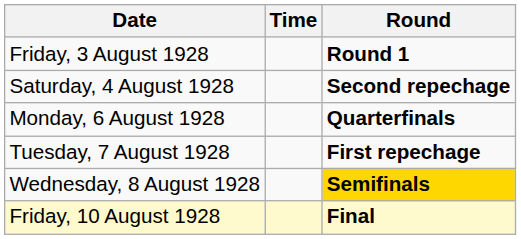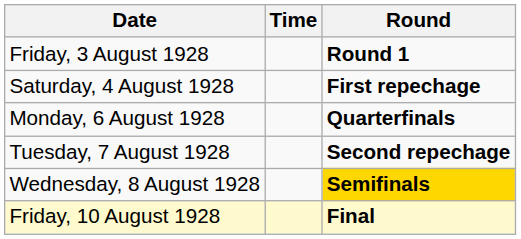(419, 86) Second repechage -> (404, 86) First repechage
(404, 151) First repechage -> (419, 151) Second repechage
